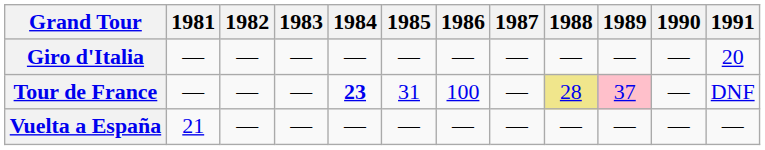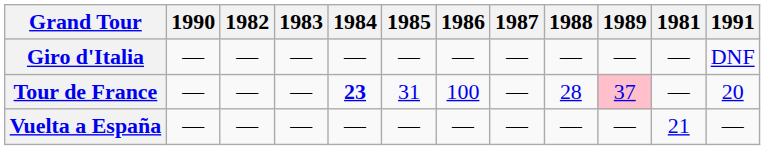columns swapped: (193, 21) <-> (679, 21)
(733, 56) 20 -> (733, 56) DNF
(571, 91) khaki background -> (571, 91) no background
(733, 91) DNF -> (733, 91) 20
